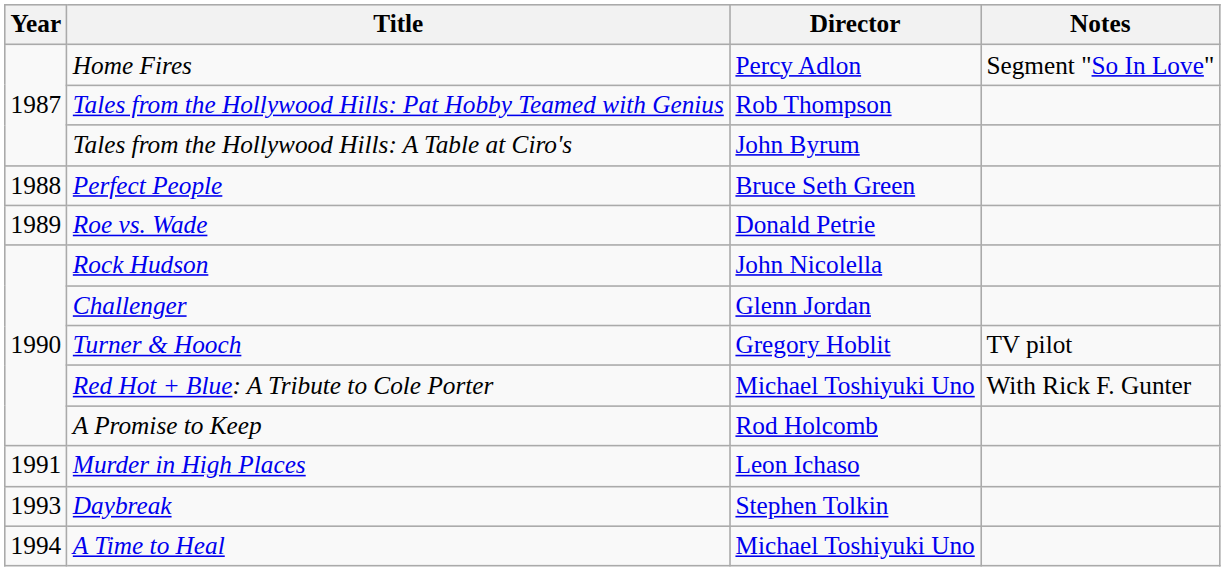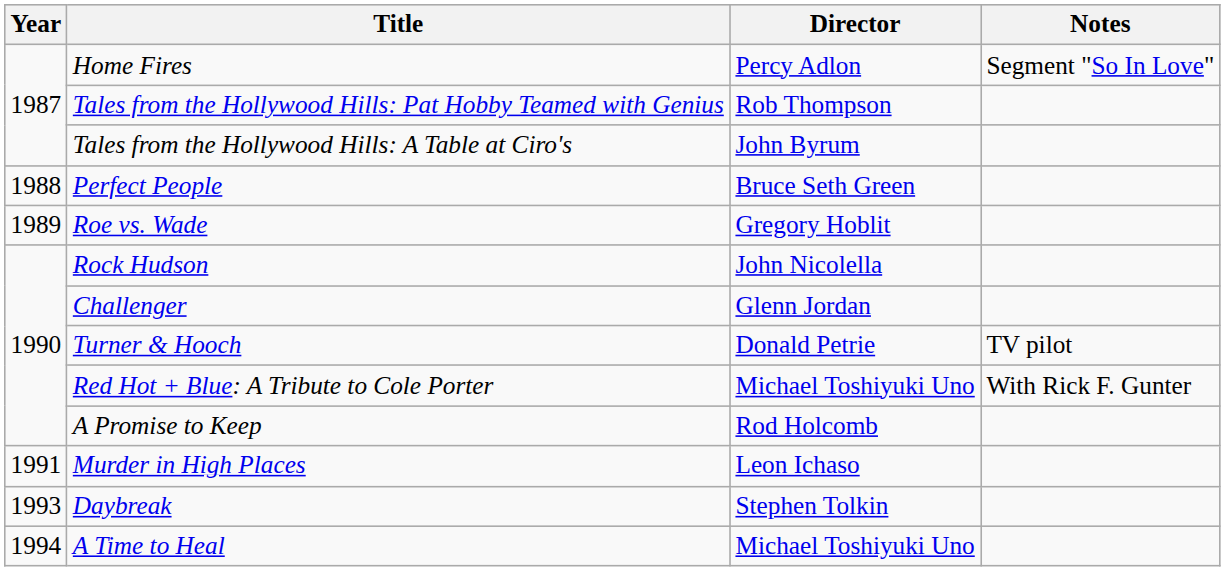(805, 225) Donald Petrie -> (813, 225) Gregory Hoblit
(813, 345) Gregory Hoblit -> (805, 345) Donald Petrie
